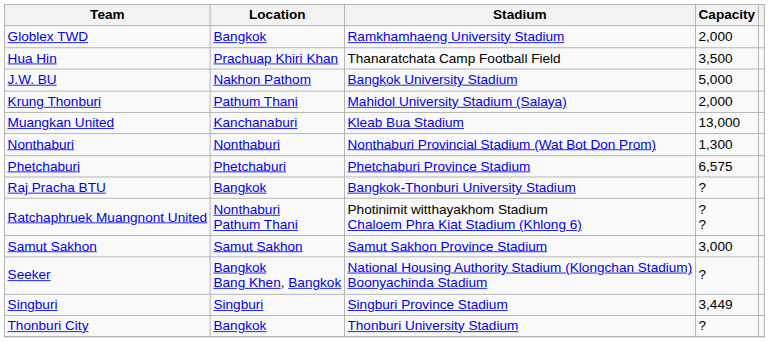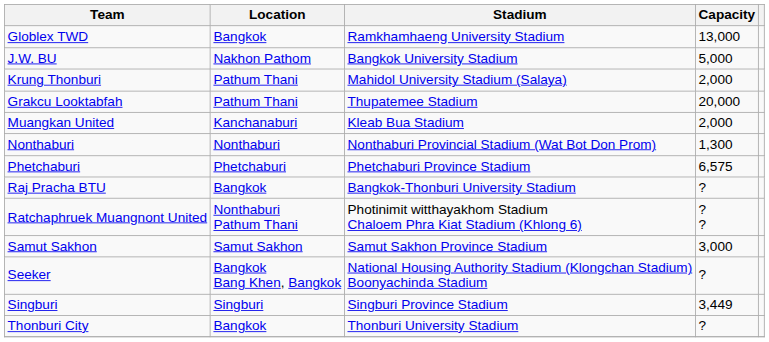(716, 36) 2,000 -> (719, 36) 13,000
- row: (32, 58)
+ row: (65, 101)
(719, 123) 13,000 -> (716, 123) 2,000
